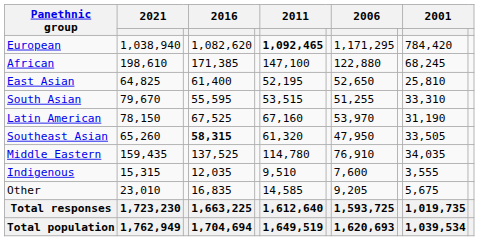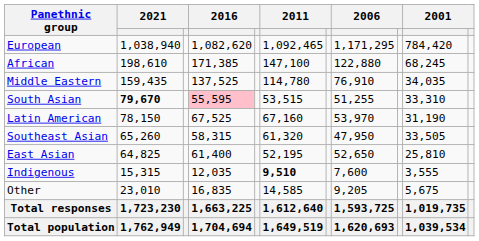(293, 45) bold -> (293, 45) normal
rows swapped: (54, 154) <-> (41, 81)
(140, 99) normal -> (140, 99) bold
(212, 99) no background -> (212, 99) pink background
(212, 136) bold -> (212, 136) normal
(279, 172) normal -> (279, 172) bold
